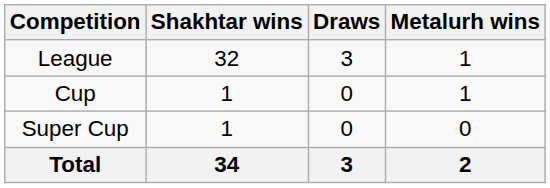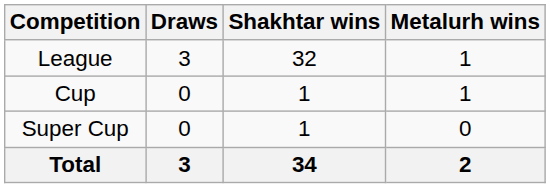columns swapped: (227, 22) <-> (347, 22)
